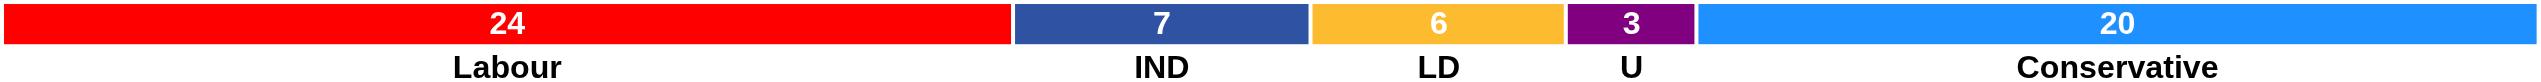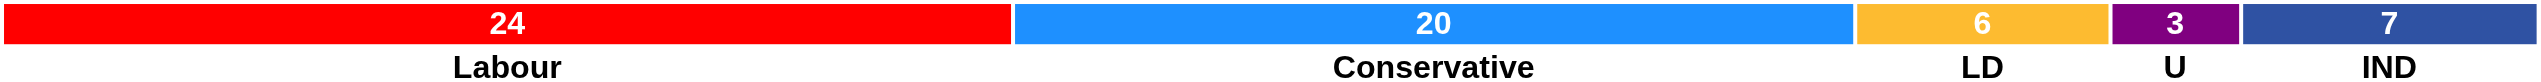columns swapped: (2118, 23) <-> (1162, 23)
